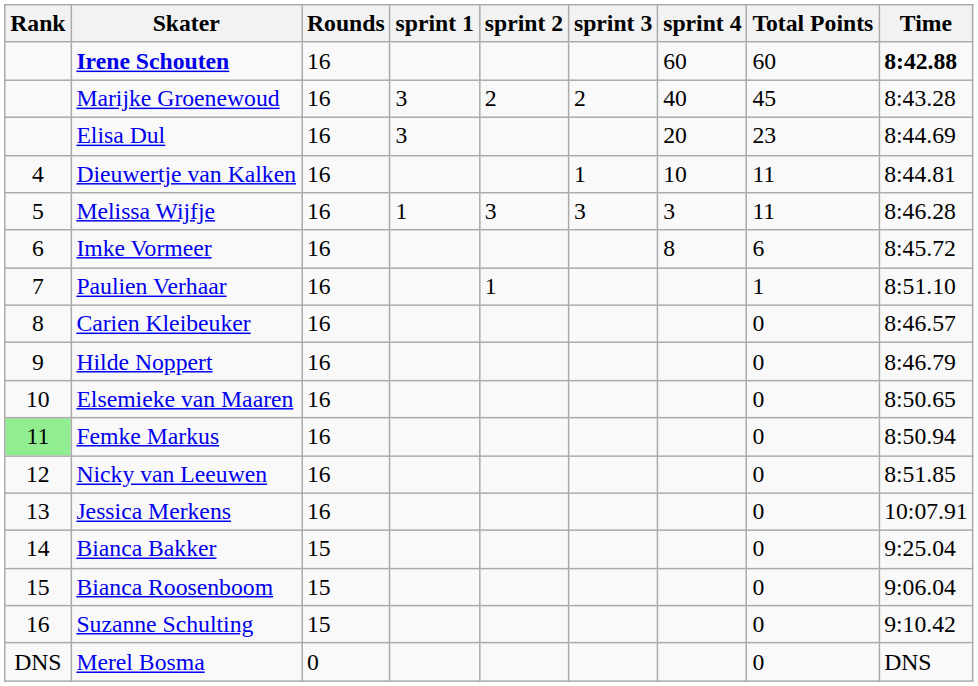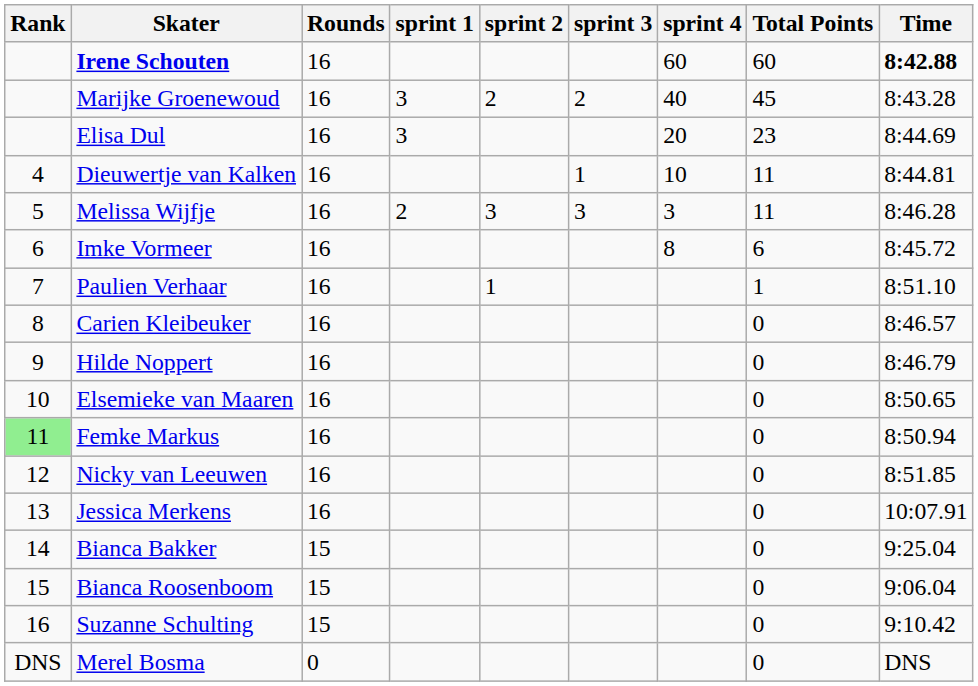(401, 211) 1 -> (401, 211) 2
